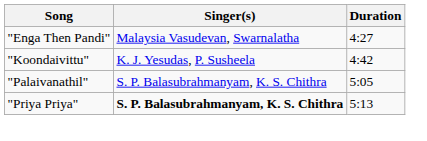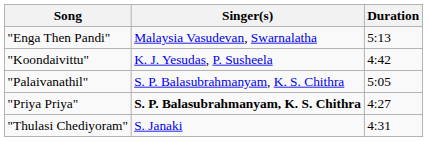(361, 37) 4:27 -> (379, 37) 5:13
(361, 103) 5:13 -> (379, 103) 4:27
+ row: (68, 125)
